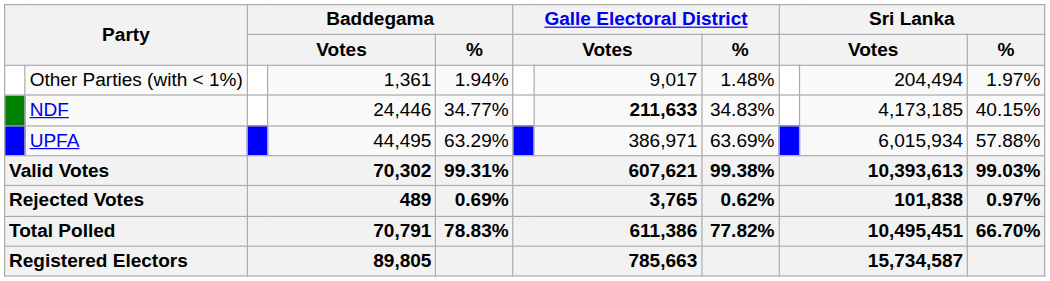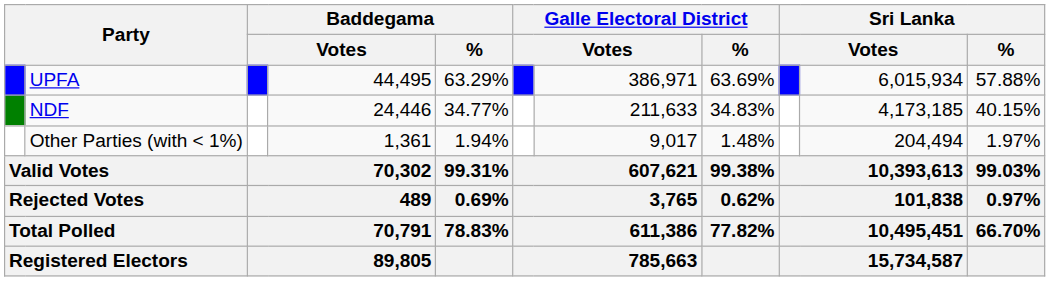rows swapped: (55, 140) <-> (136, 79)
(663, 110) bold -> (664, 110) normal
